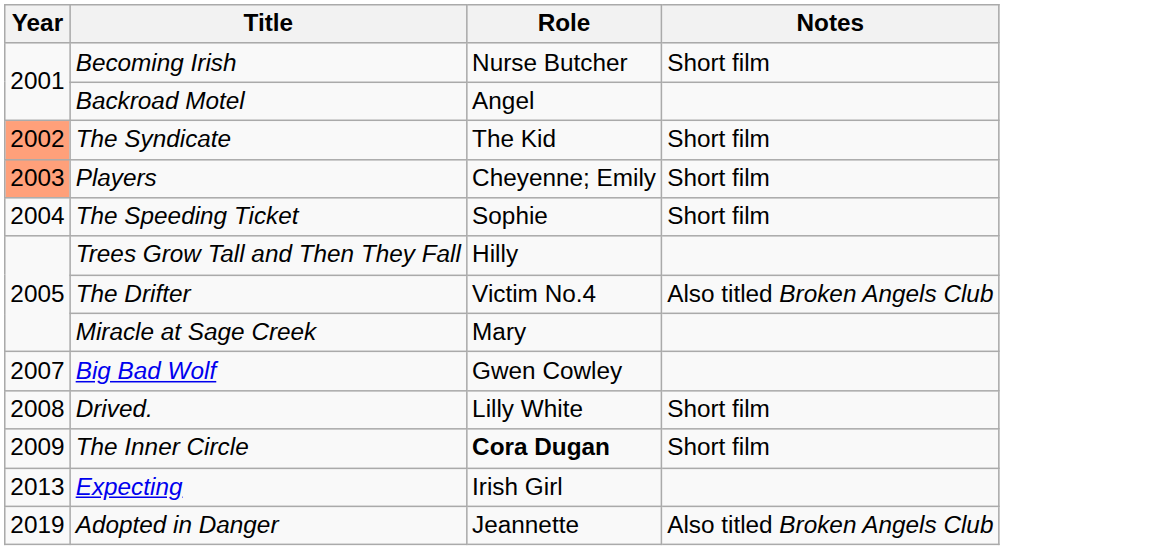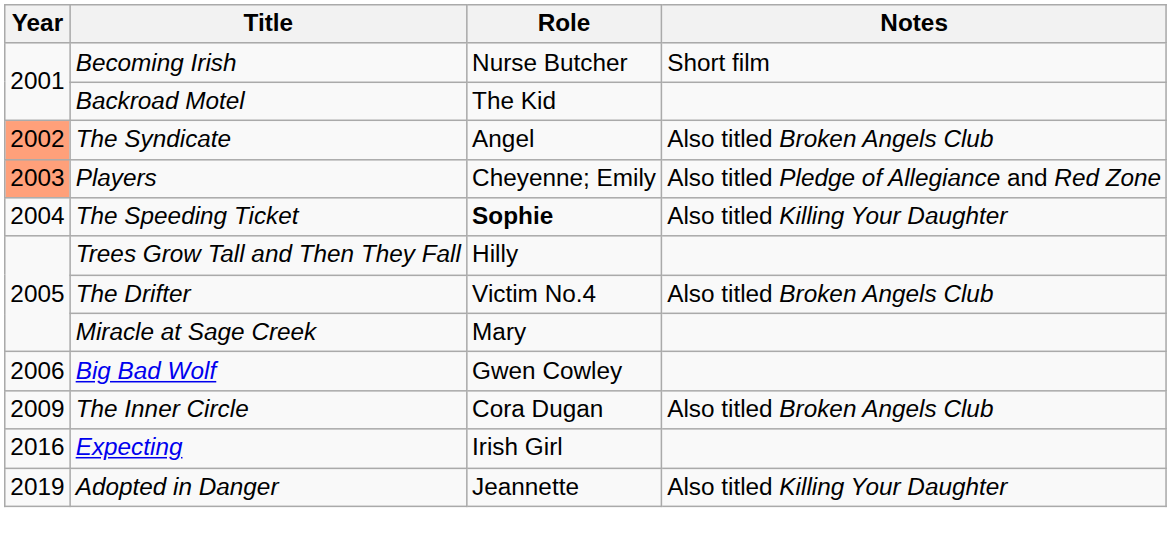(503, 100) Angel -> (514, 100) The Kid
(514, 139) The Kid -> (503, 139) Angel
(719, 139) Short film -> (830, 139) Also titled Broken Angels Club
(719, 178) Short film -> (914, 178) Also titled Pledge of Allegiance and Red Zone
(510, 216) normal -> (513, 216) bold
(719, 216) Short film -> (837, 216) Also titled Killing Your Daughter
(37, 370) 2007 -> (37, 370) 2006
- row: (114, 409)
(541, 448) bold -> (538, 409) normal
(719, 448) Short film -> (830, 409) Also titled Broken Angels Club
(37, 486) 2013 -> (37, 448) 2016
(830, 525) Also titled Broken Angels Club -> (837, 486) Also titled Killing Your Daughter
